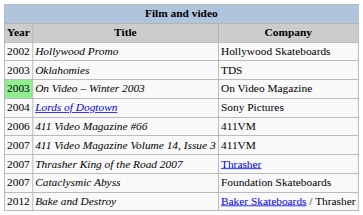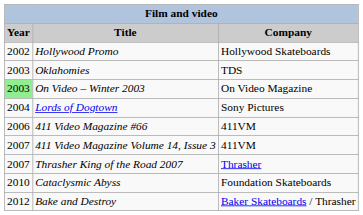(18, 183) 2007 -> (18, 183) 2010
